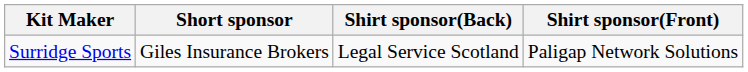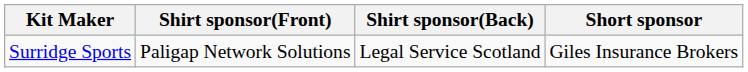columns swapped: (633, 19) <-> (234, 19)
